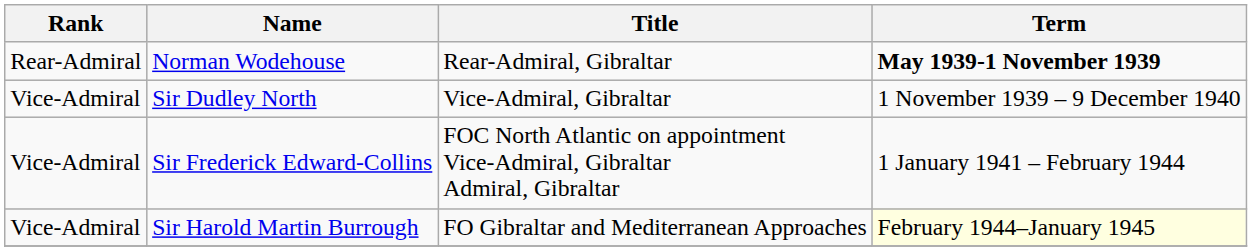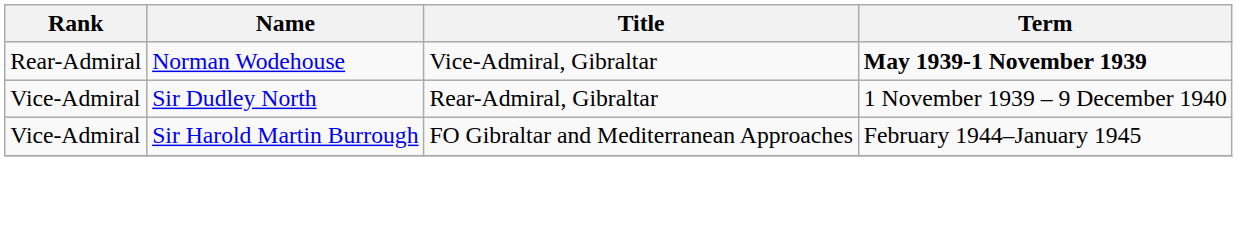(557, 60) Rear-Admiral, Gibraltar -> (543, 60) Vice-Admiral, Gibraltar
(557, 98) Vice-Admiral, Gibraltar -> (544, 98) Rear-Admiral, Gibraltar
- row: (292, 162)
(1016, 226) lightyellow background -> (1003, 135) no background
